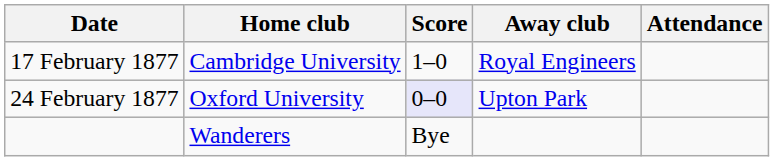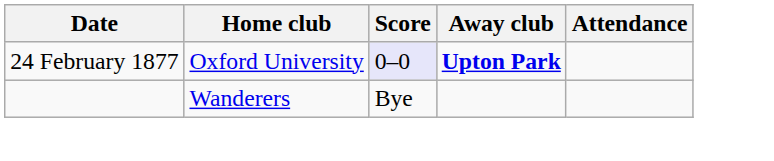- row: (94, 60)
(533, 98) normal -> (501, 60) bold
